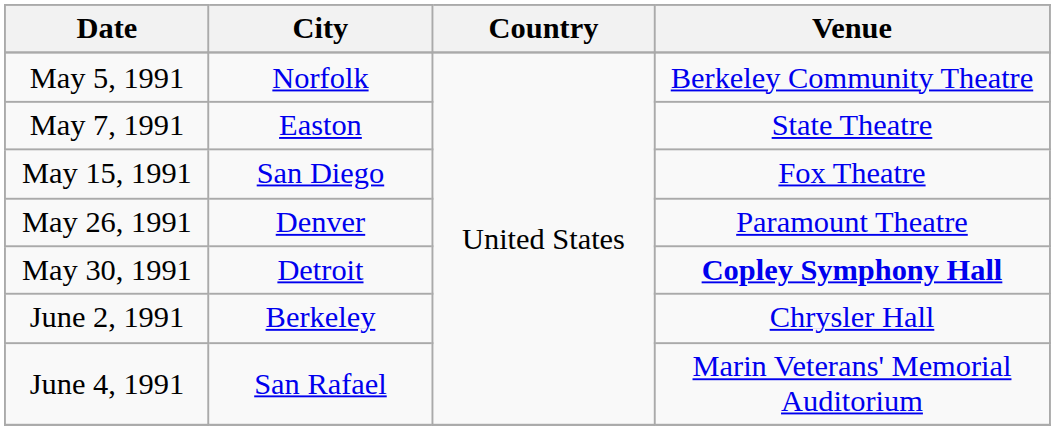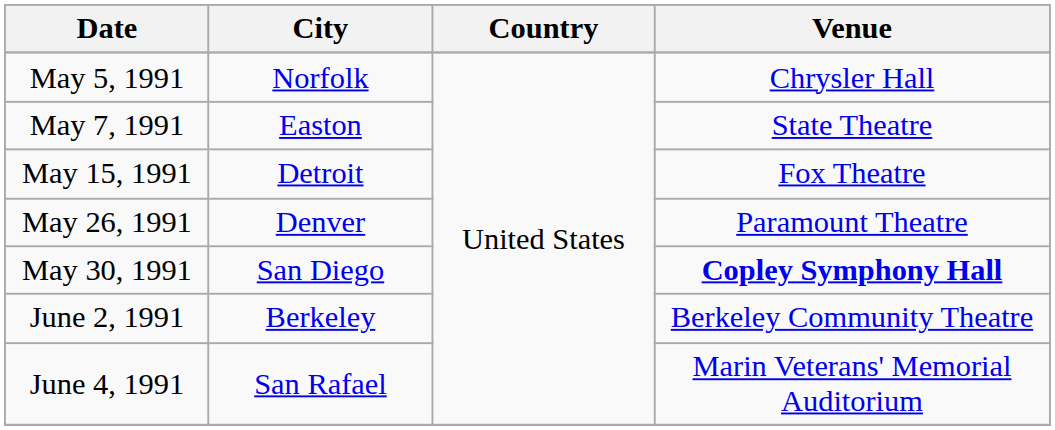(852, 76) Berkeley Community Theatre -> (852, 76) Chrysler Hall
(320, 173) San Diego -> (320, 173) Detroit
(320, 269) Detroit -> (320, 269) San Diego
(852, 317) Chrysler Hall -> (852, 317) Berkeley Community Theatre
